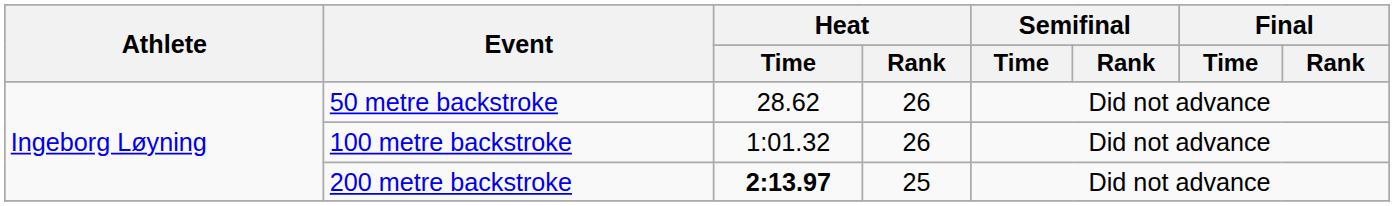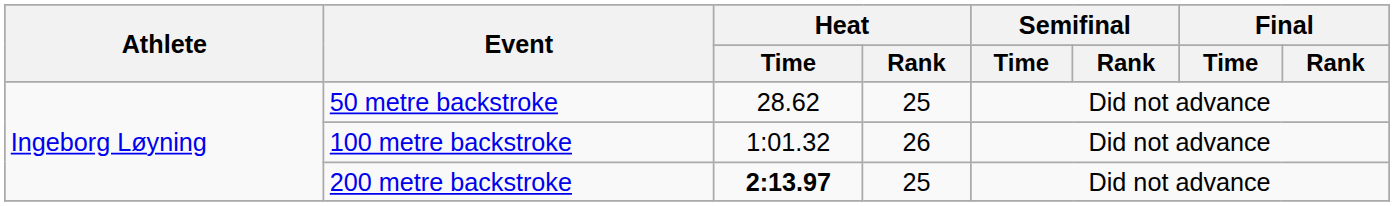(917, 103) 26 -> (917, 103) 25
